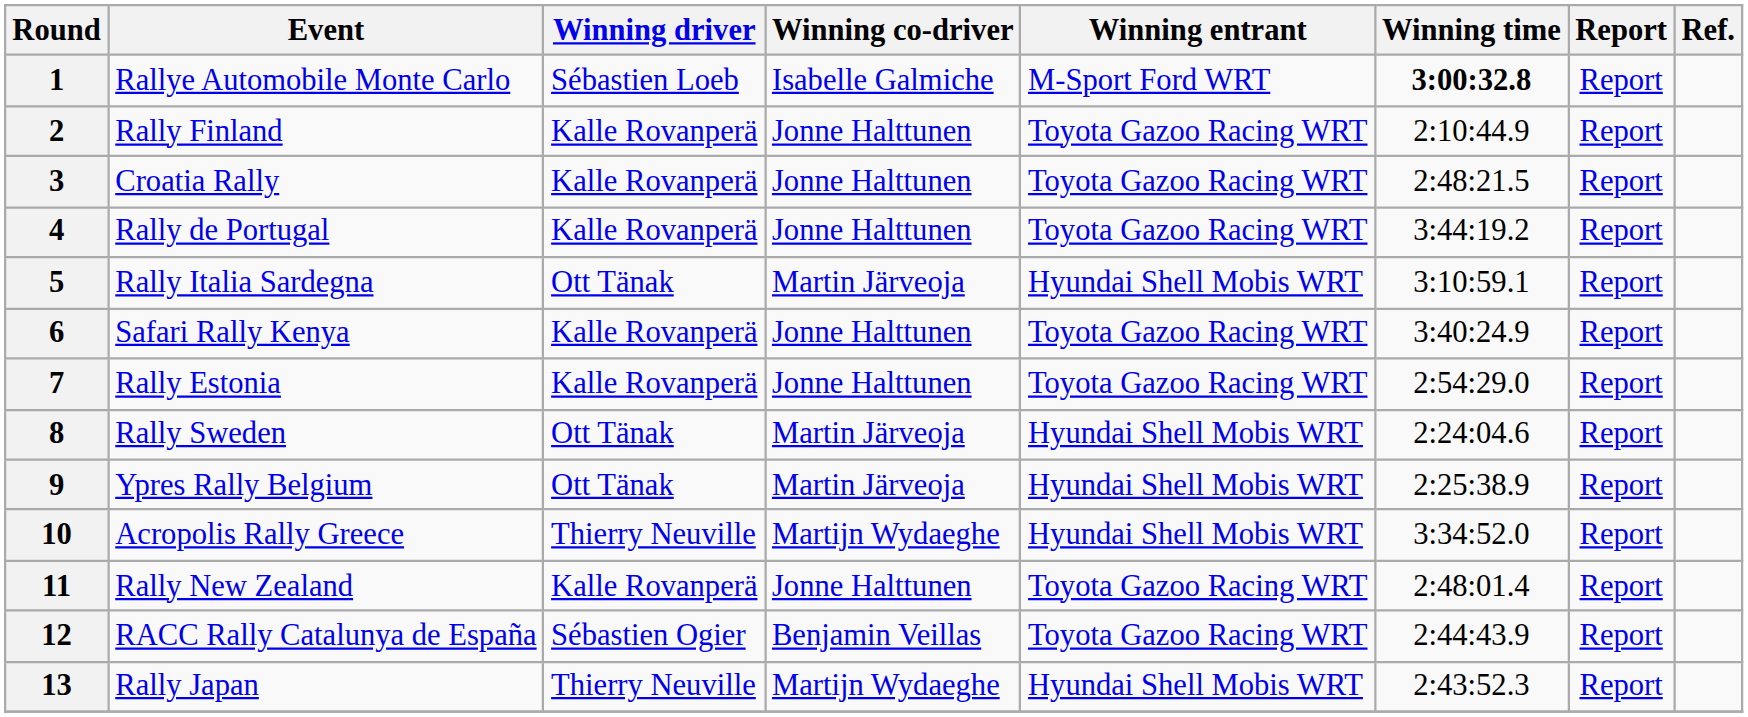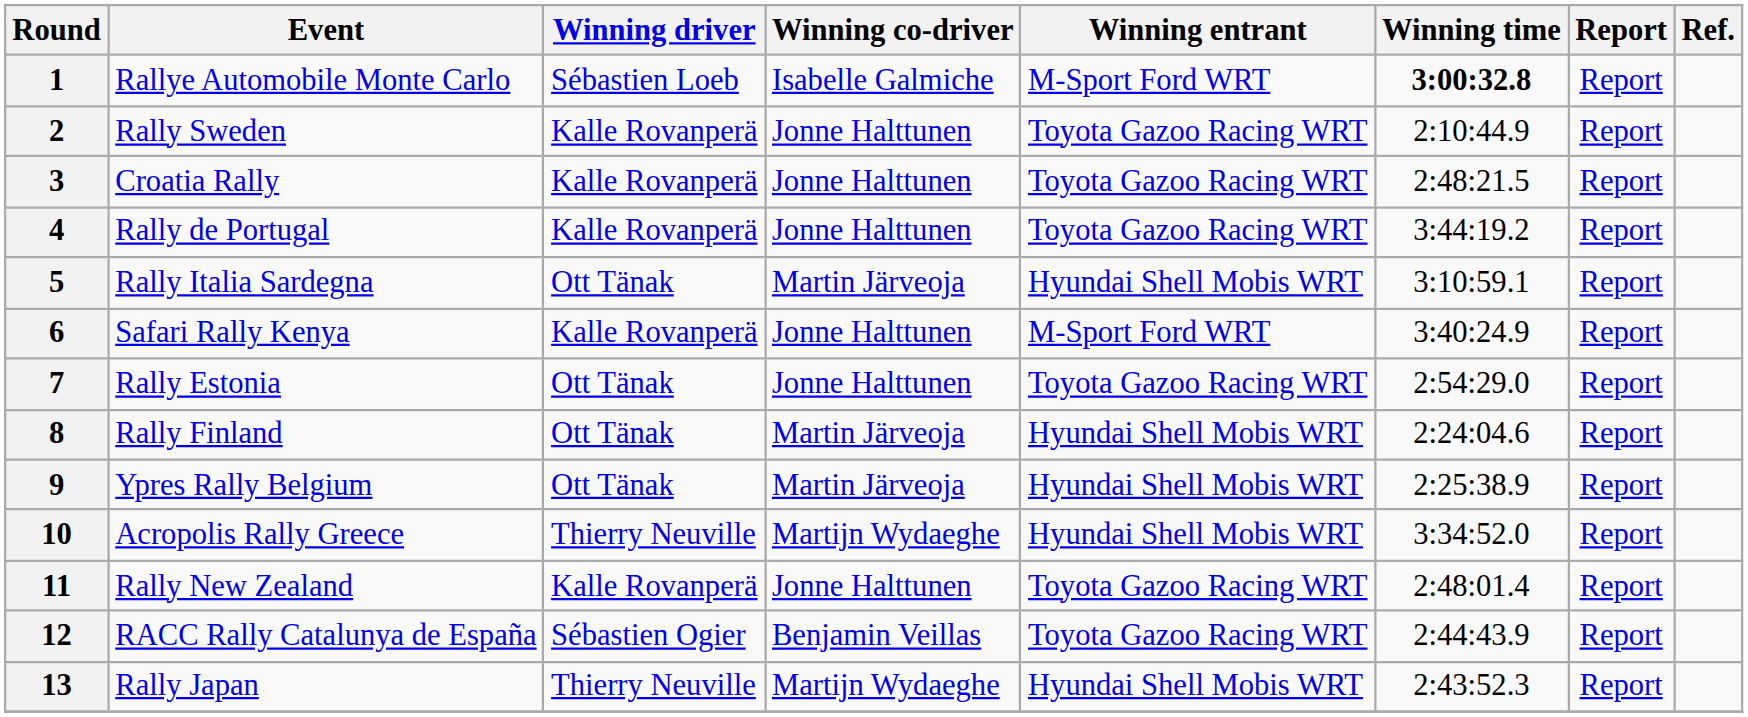(199, 130) Rally Finland -> (201, 130) Rally Sweden
(1198, 332) Toyota Gazoo Racing WRT -> (1149, 332) M-Sport Ford WRT
(654, 382) Kalle Rovanperä -> (612, 382) Ott Tänak
(201, 433) Rally Sweden -> (199, 433) Rally Finland
